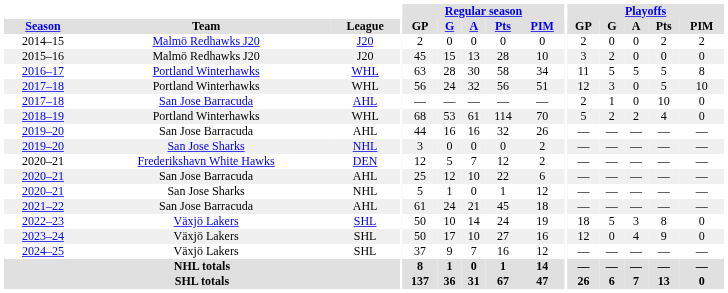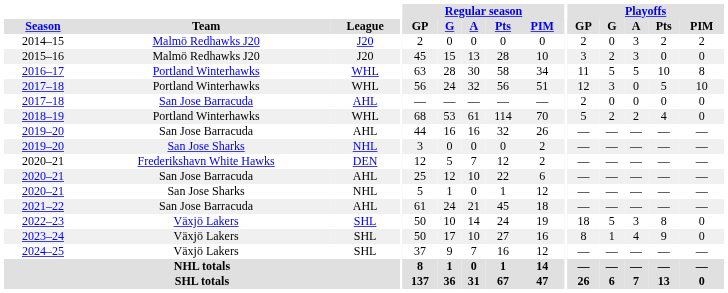(636, 41) 0 -> (636, 41) 3
(636, 56) 0 -> (636, 56) 3
(664, 71) 5 -> (664, 71) 10
(612, 101) 1 -> (612, 101) 0
(664, 101) 10 -> (664, 101) 0
(583, 236) 12 -> (583, 236) 8
(612, 236) 0 -> (612, 236) 1
